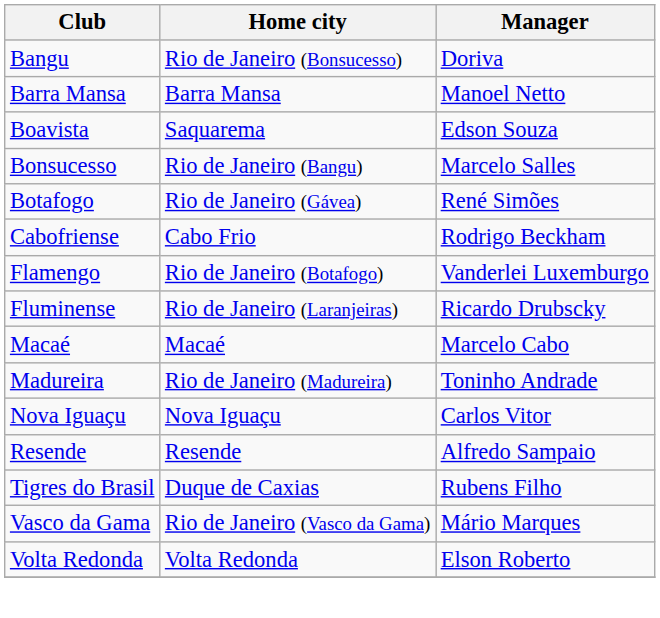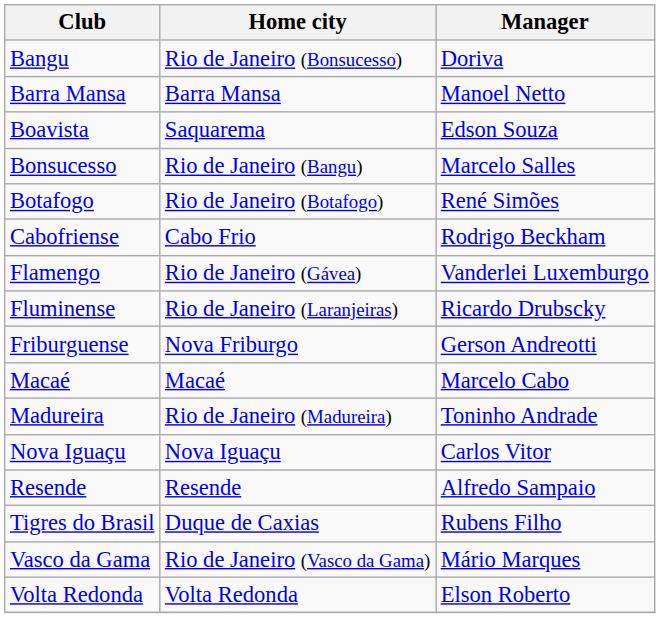(263, 201) Rio de Janeiro (Gávea) -> (274, 201) Rio de Janeiro (Botafogo)
(274, 272) Rio de Janeiro (Botafogo) -> (263, 272) Rio de Janeiro (Gávea)
+ row: (69, 344)
